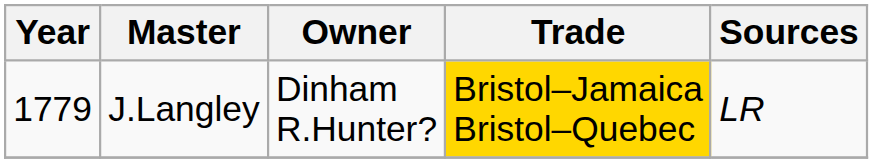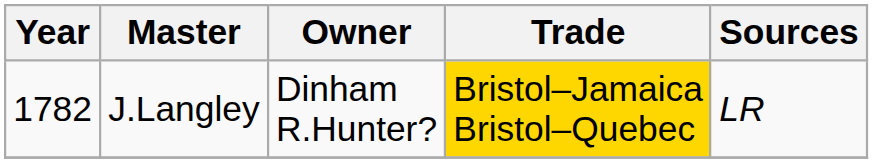(53, 108) 1779 -> (53, 108) 1782
